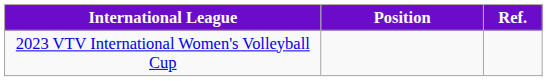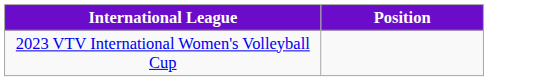- column: (513, 17)
